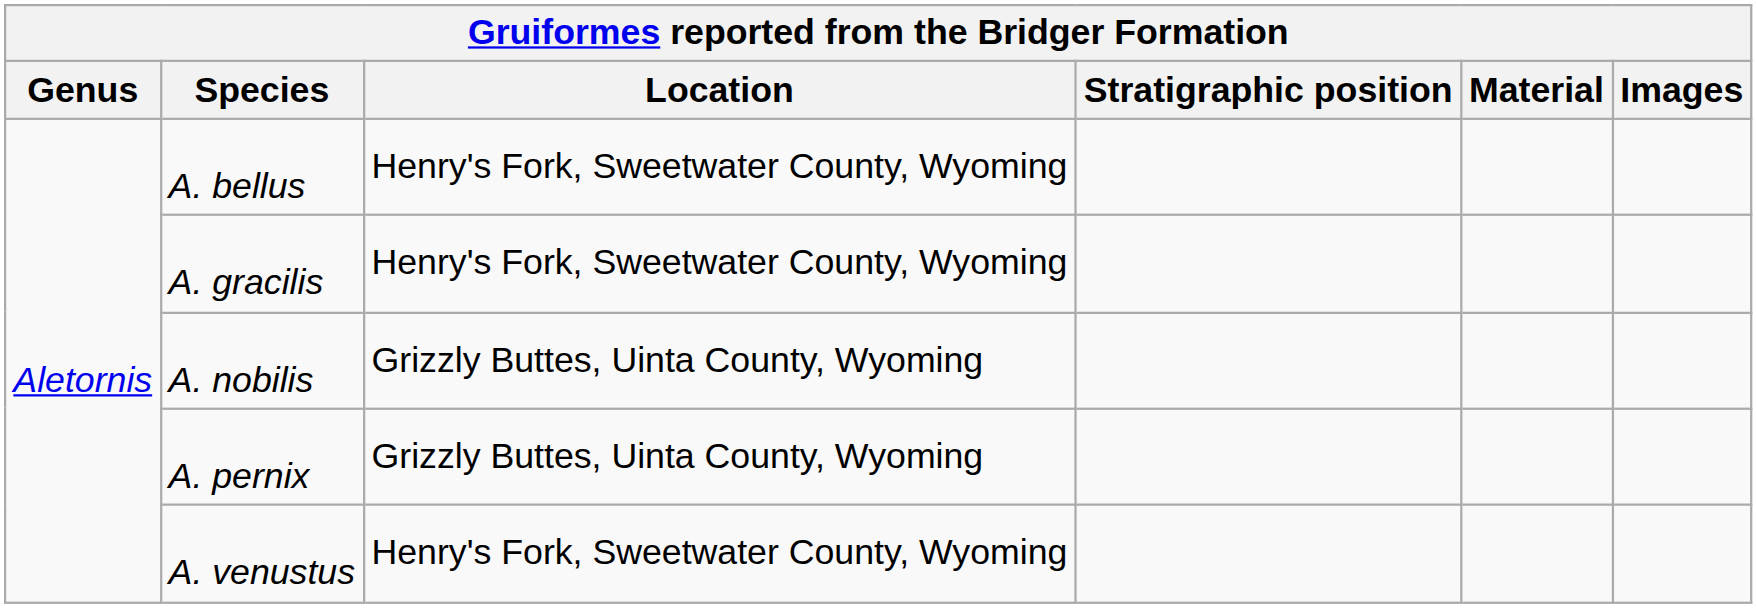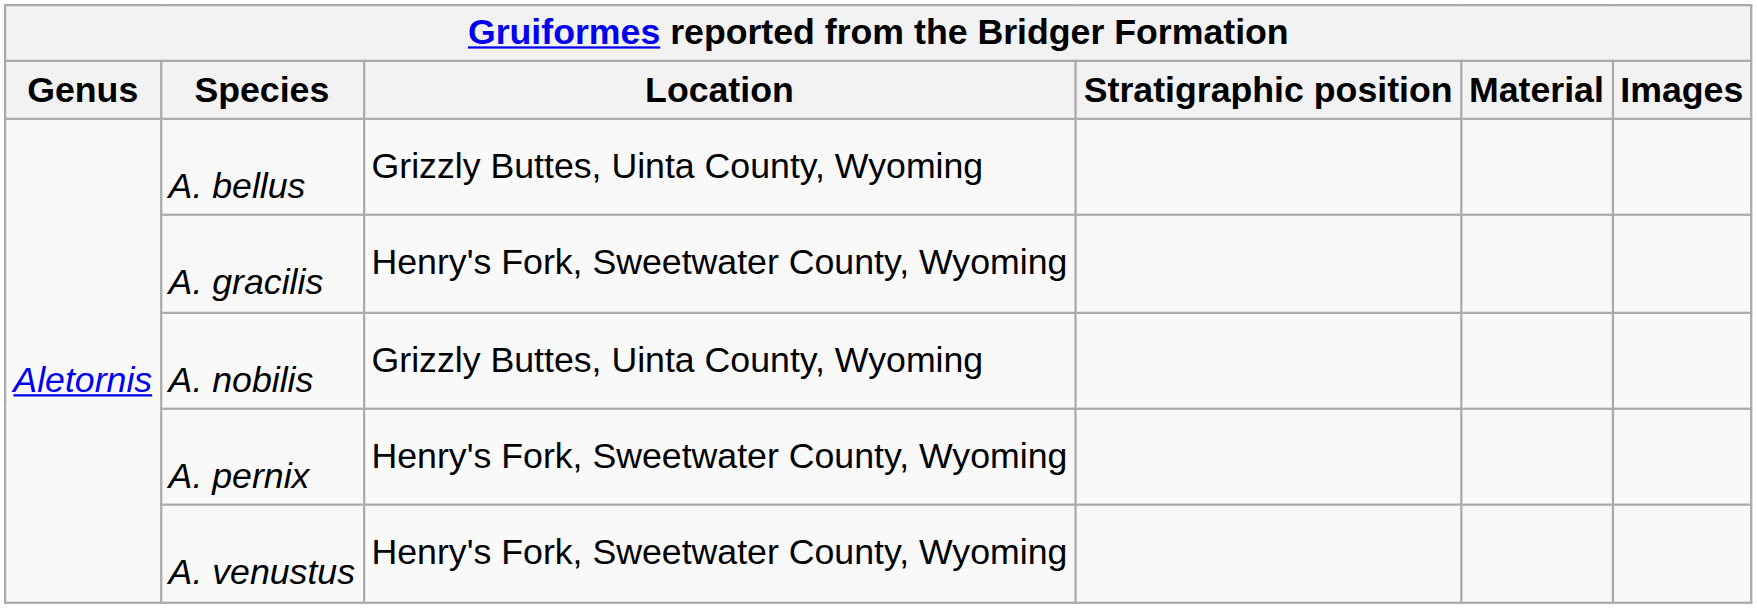(719, 166) Henry's Fork, Sweetwater County, Wyoming -> (677, 166) Grizzly Buttes, Uinta County, Wyoming
(677, 456) Grizzly Buttes, Uinta County, Wyoming -> (719, 456) Henry's Fork, Sweetwater County, Wyoming
